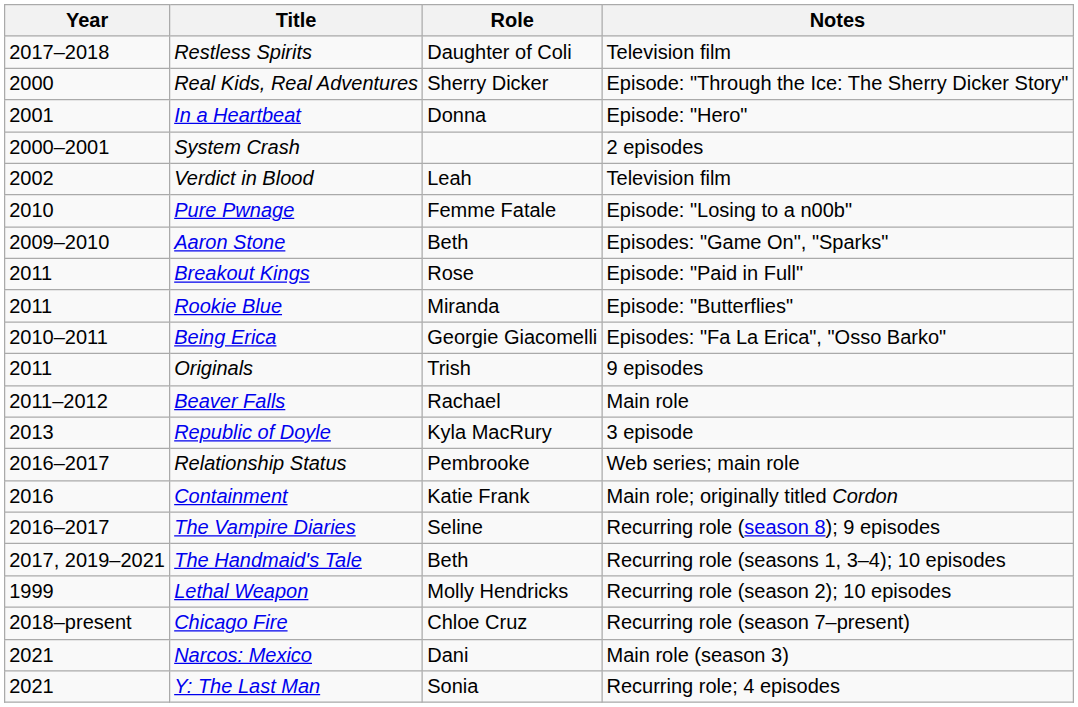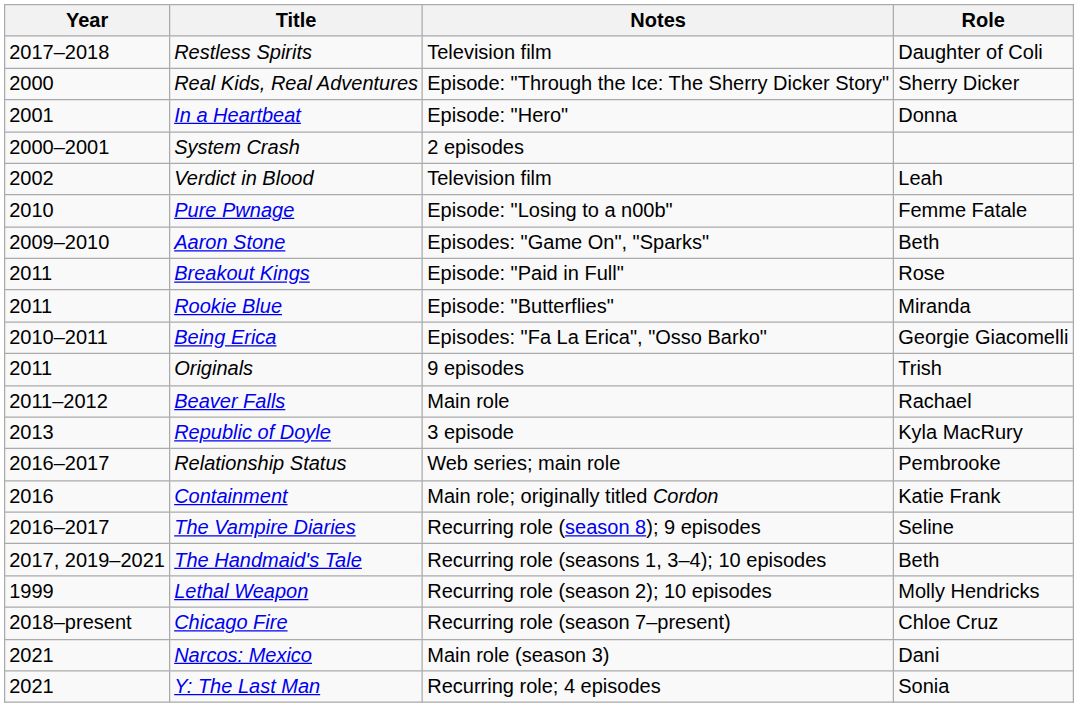columns swapped: (512, 20) <-> (837, 20)
